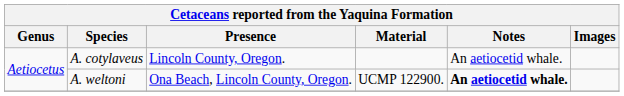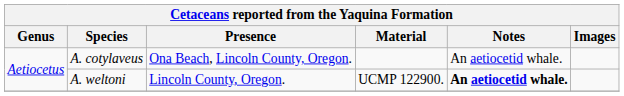(217, 58) Lincoln County, Oregon. -> (251, 58) Ona Beach, Lincoln County, Oregon.
(251, 79) Ona Beach, Lincoln County, Oregon. -> (217, 79) Lincoln County, Oregon.
